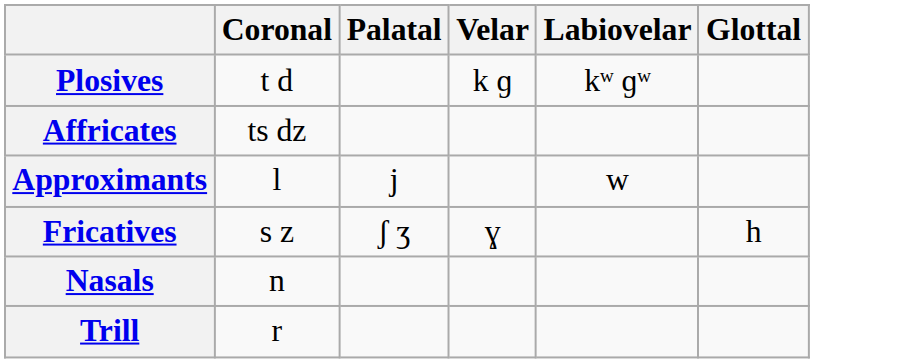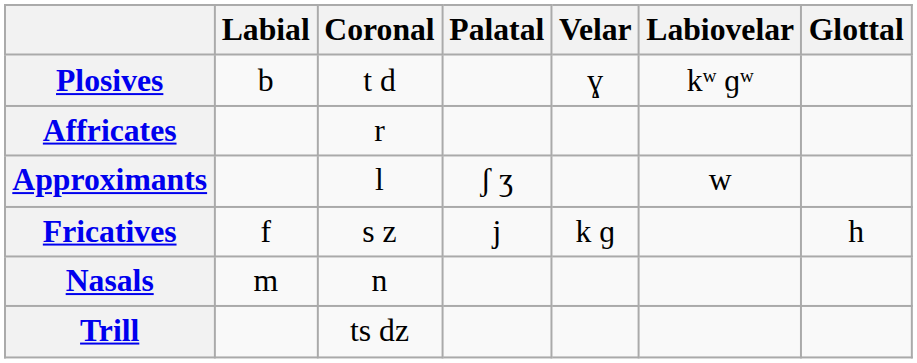+ column: (266, 29)
(493, 79) k ɡ -> (595, 79) ɣ
(277, 130) ts dz -> (380, 130) r
(394, 180) j -> (497, 180) ʃ ʒ
(394, 230) ʃ ʒ -> (497, 230) j
(493, 230) ɣ -> (595, 230) k ɡ
(277, 331) r -> (380, 331) ts dz
